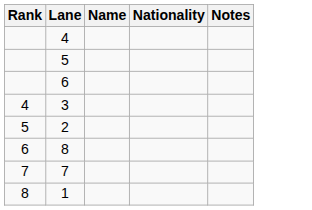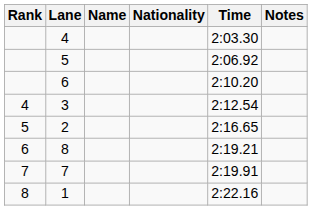+ column: (235, 15)
